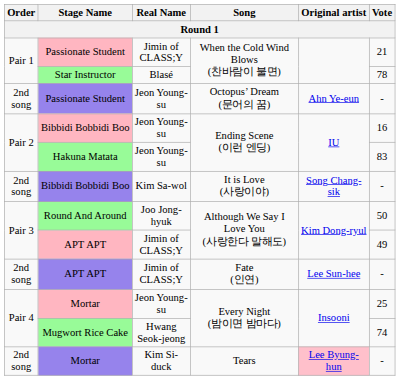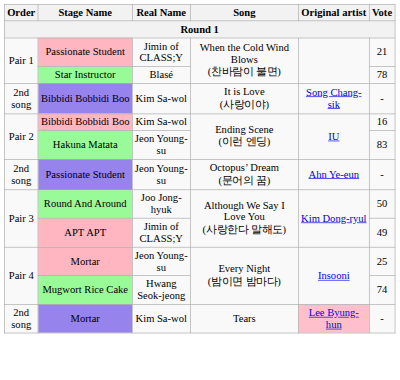rows swapped: (85, 98) <-> (85, 186)
(161, 128) Jeon Young-su -> (161, 122) Kim Sa-wol
- row: (85, 274)
(161, 361) Kim Si-duck -> (161, 318) Kim Sa-wol
